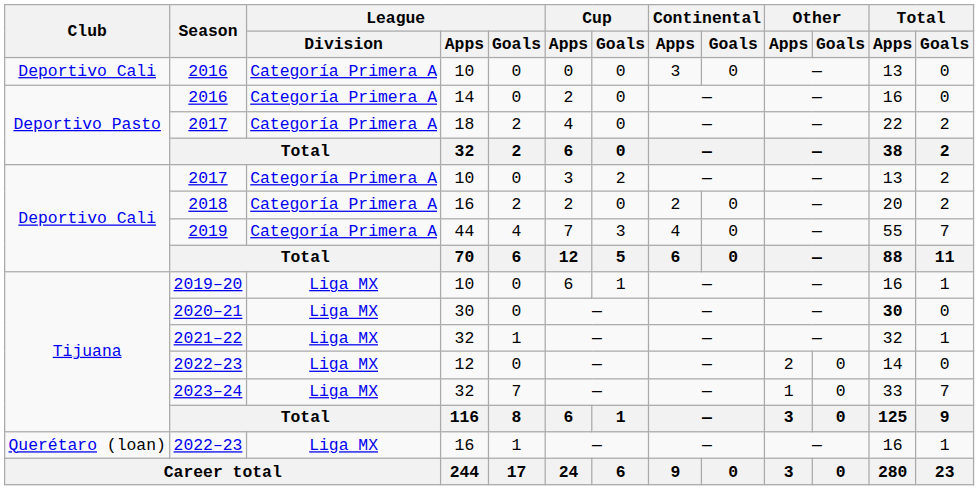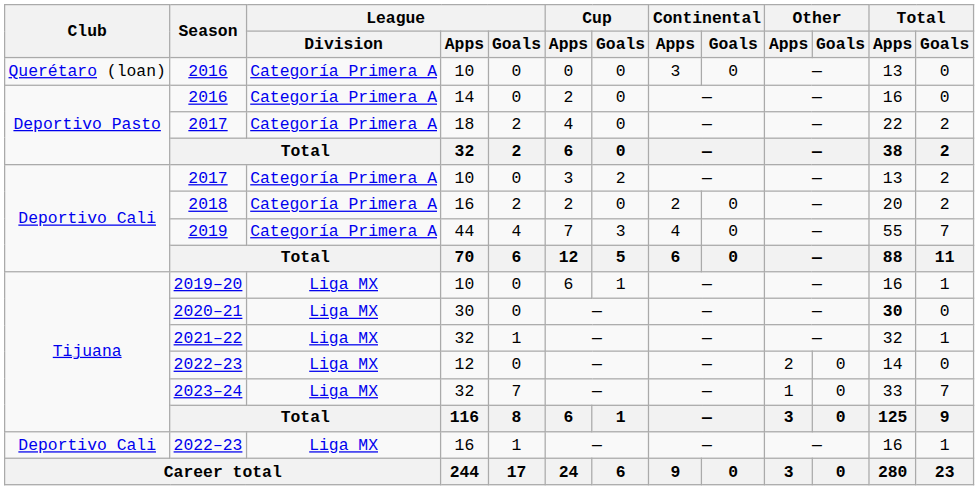(87, 71) Deportivo Cali -> (87, 71) Querétaro (loan)
(87, 445) Querétaro (loan) -> (87, 445) Deportivo Cali
